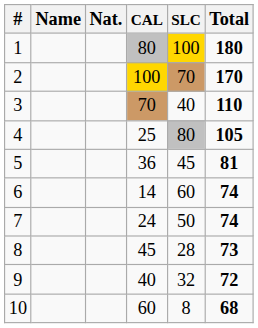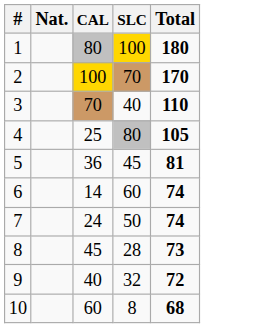- column: (58, 18)
